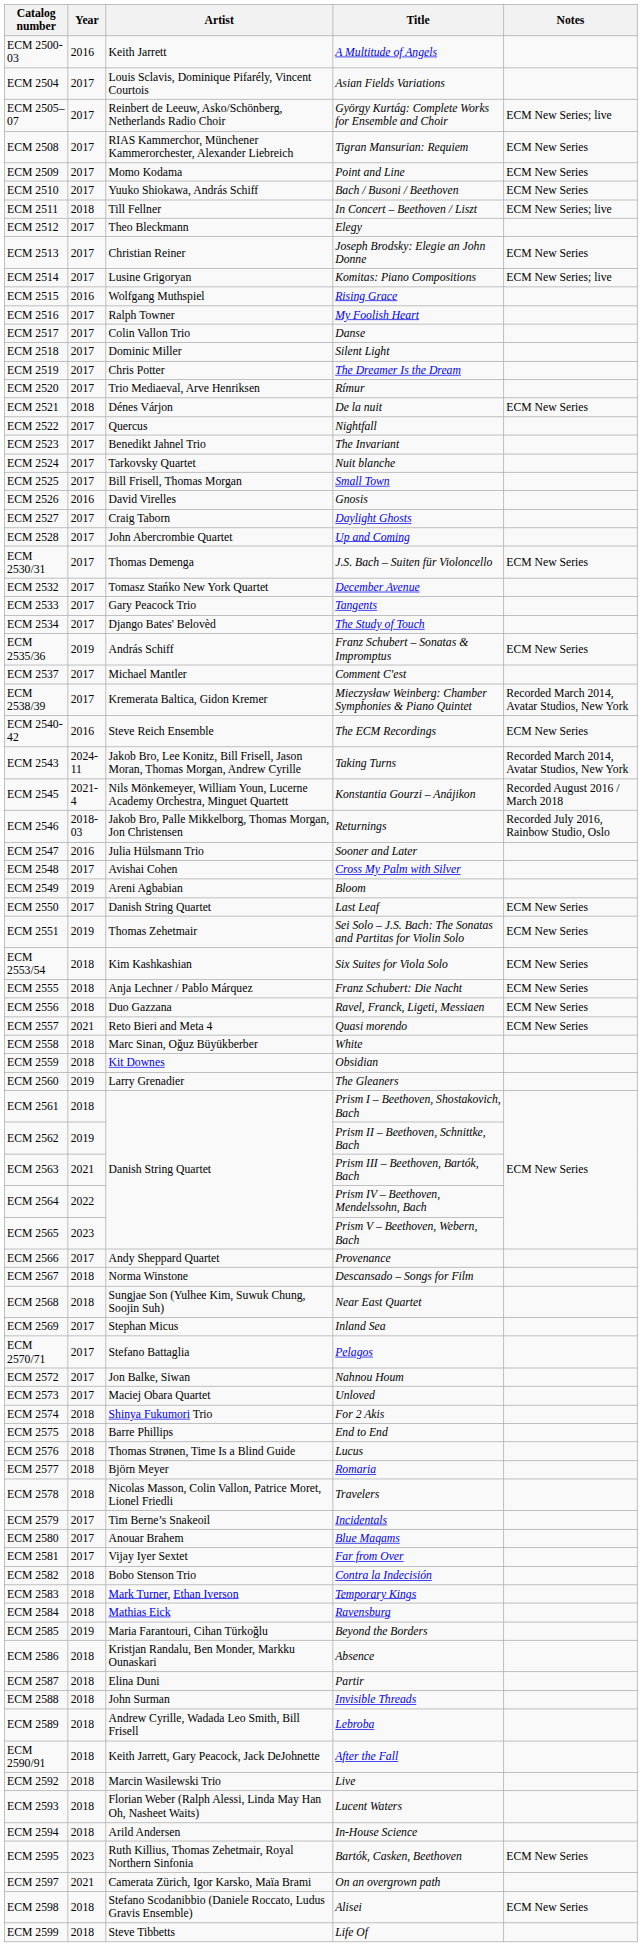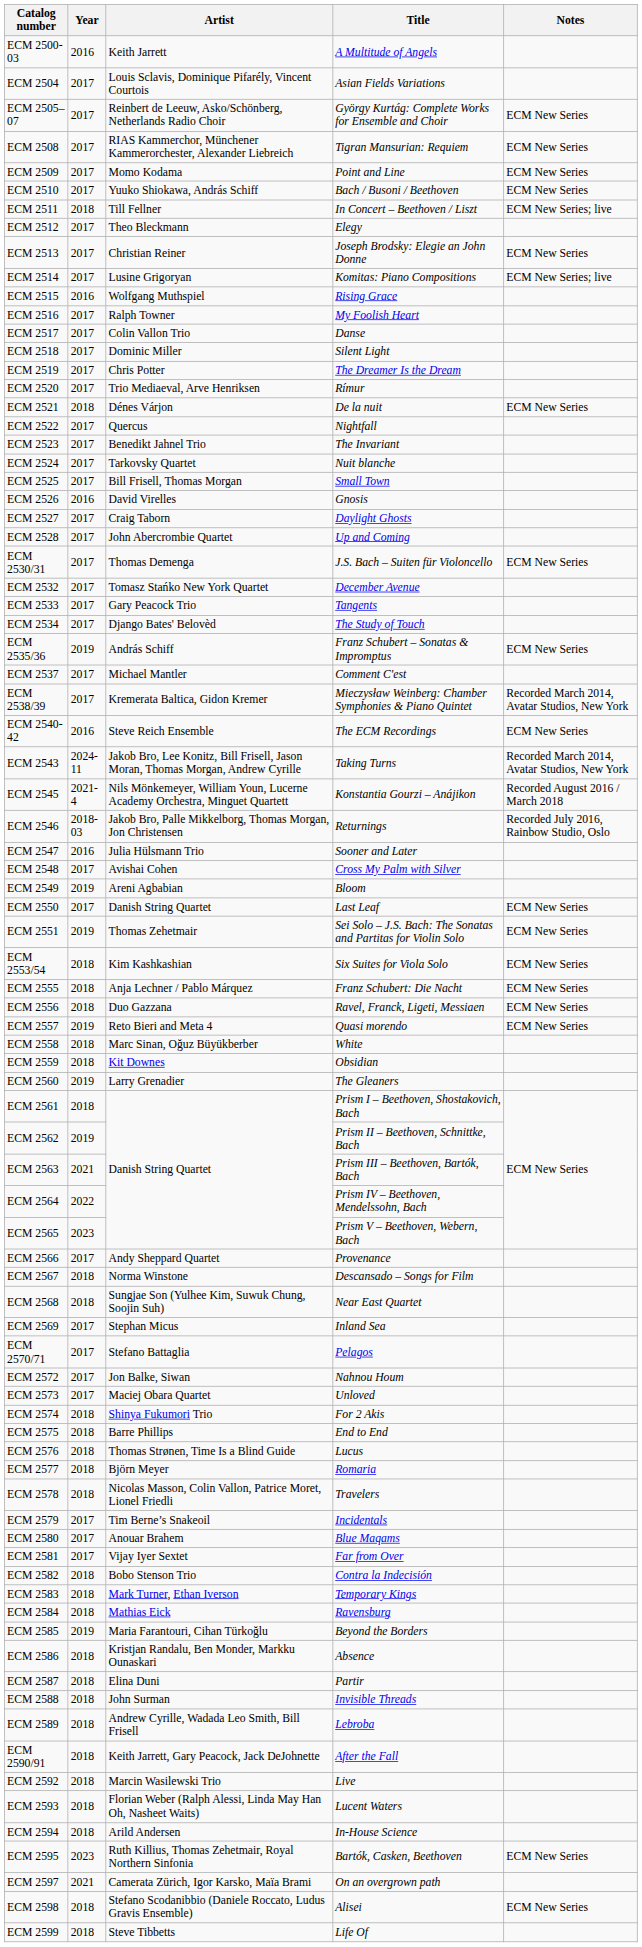(559, 115) ECM New Series; live -> (547, 115) ECM New Series
(82, 1025) 2021 -> (82, 1025) 2019
